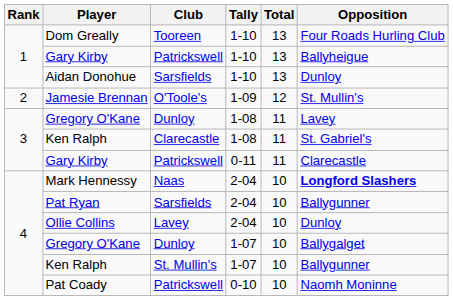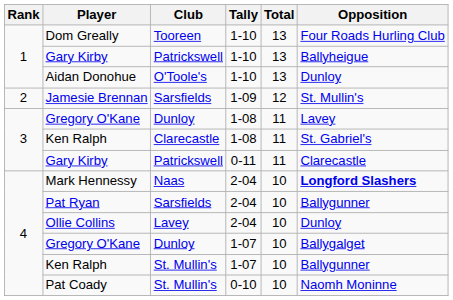(183, 77) Sarsfields -> (180, 77) O'Toole's
(180, 98) O'Toole's -> (183, 98) Sarsfields
(188, 285) Patrickswell -> (185, 285) St. Mullin's
